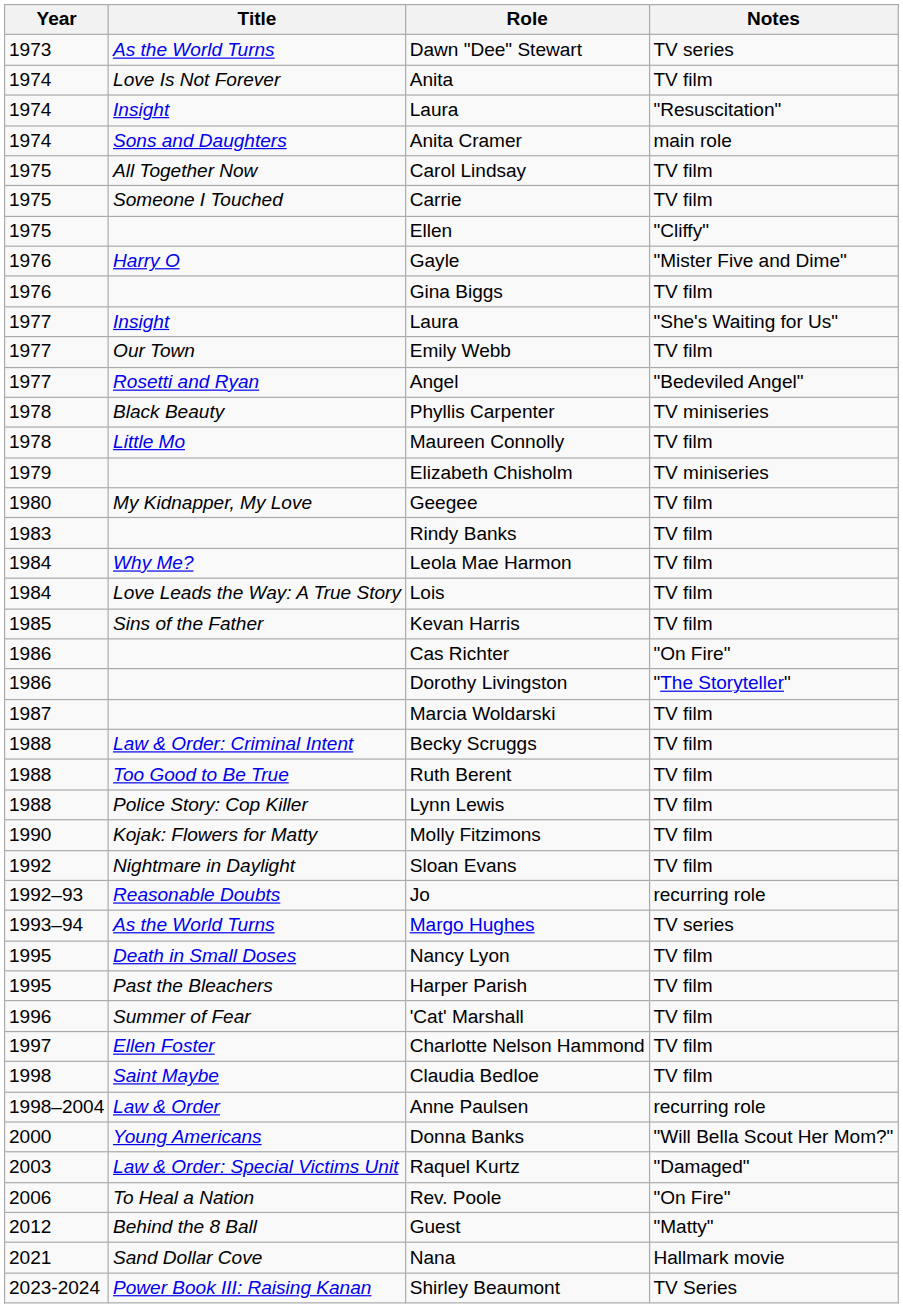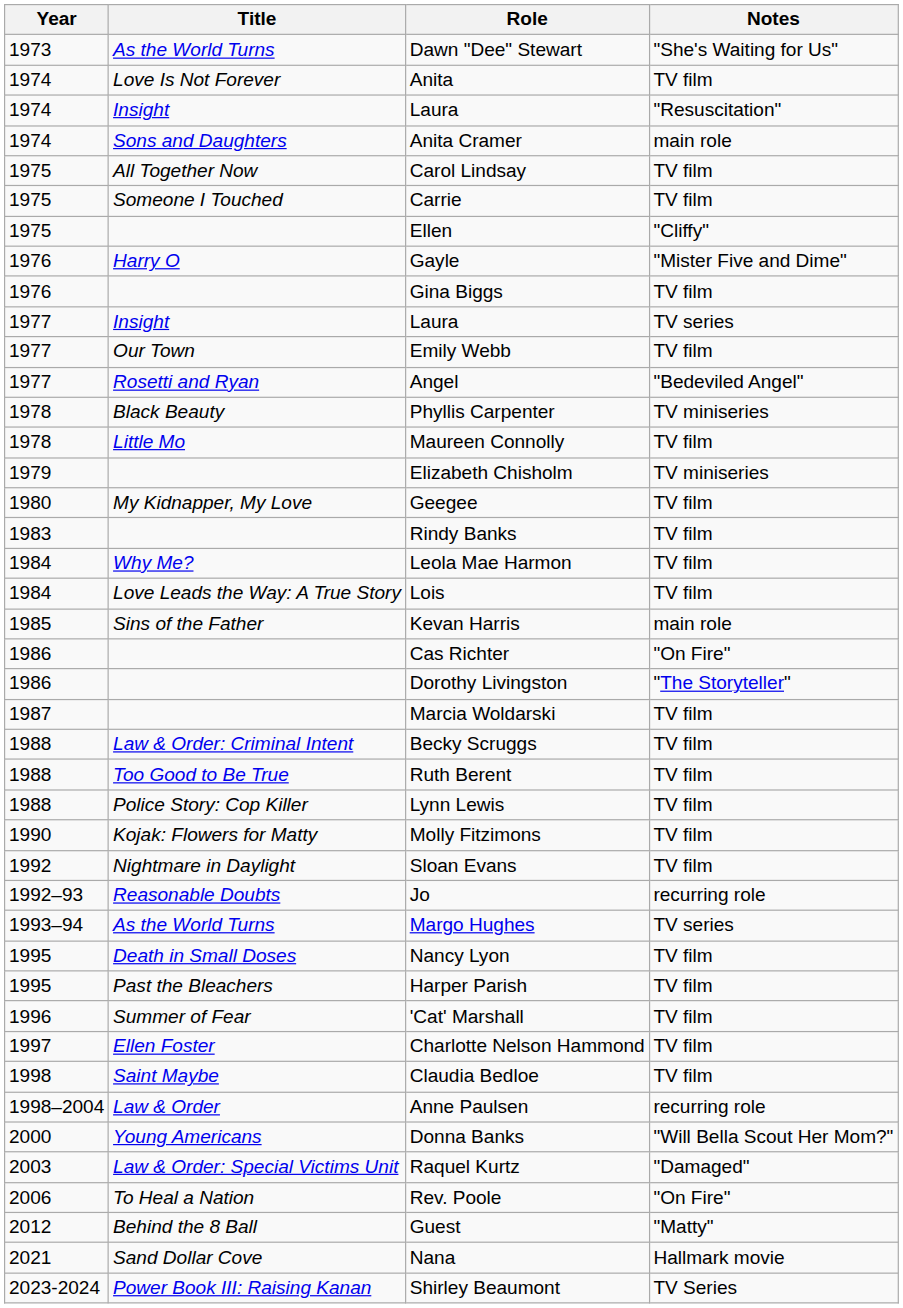(694, 49) TV series -> (746, 49) "She's Waiting for Us"
(746, 321) "She's Waiting for Us" -> (694, 321) TV series
(683, 623) TV film -> (693, 623) main role
